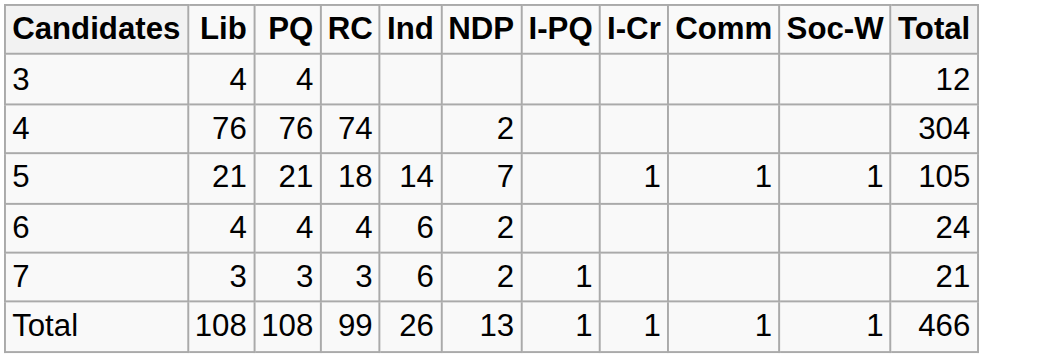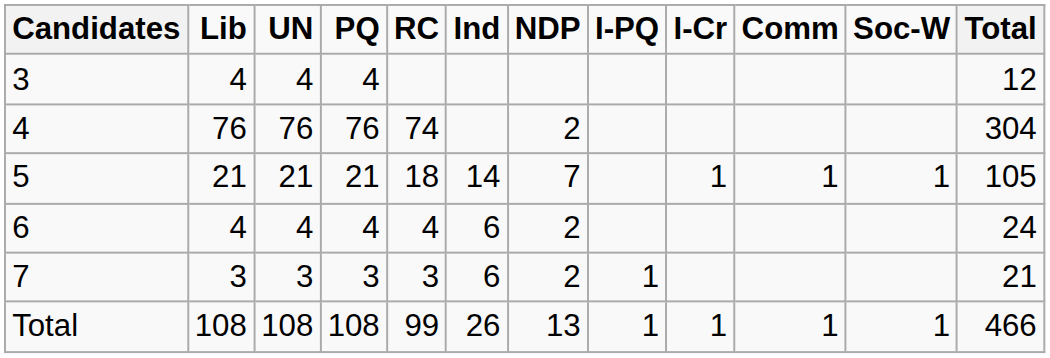+ column: (291, 29)
